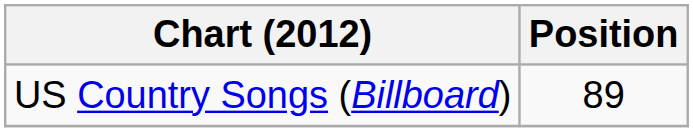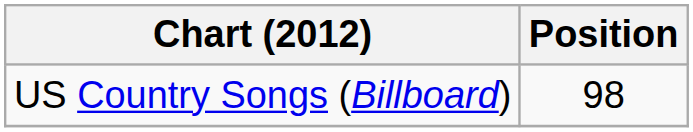(604, 94) 89 -> (604, 94) 98
